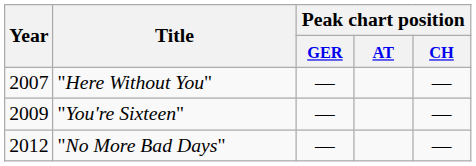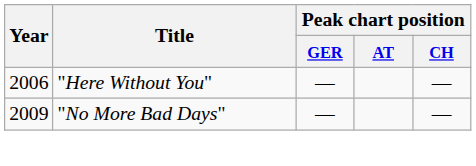(29, 82) 2007 -> (29, 82) 2006
- row: (121, 113)
(29, 144) 2012 -> (29, 113) 2009
